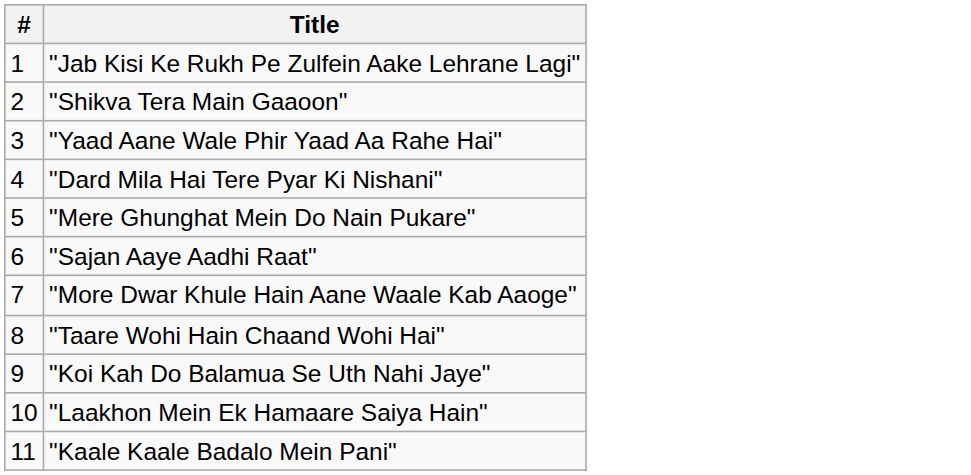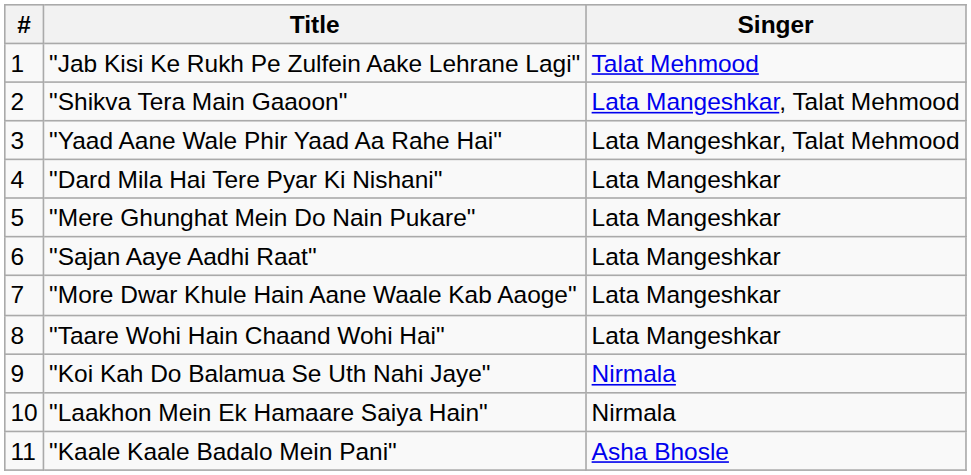+ column: (776, 24)
